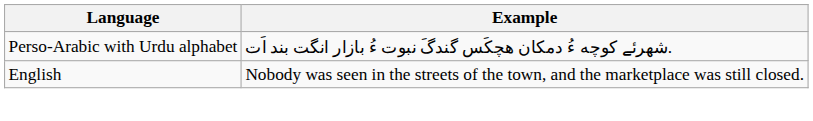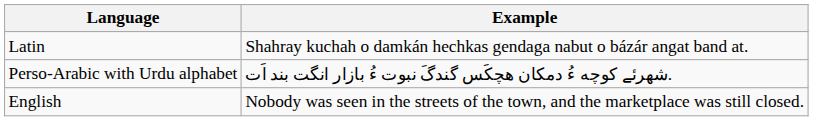+ row: (27, 45)
